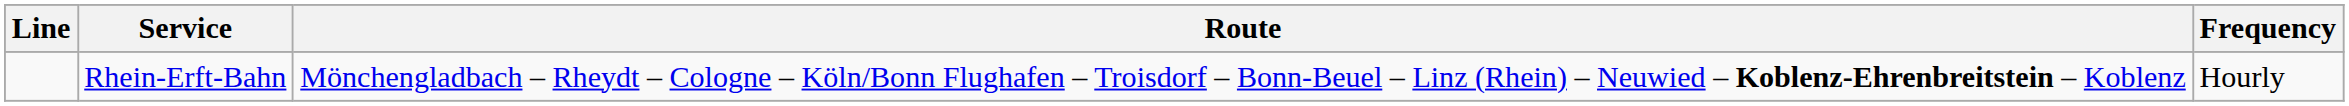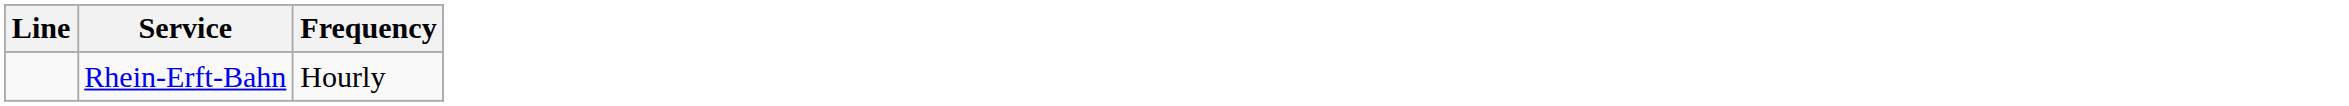- column: (1243, 28)
